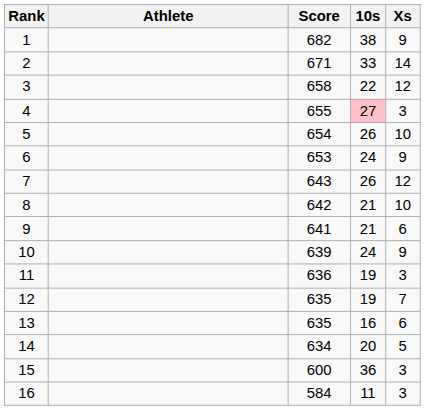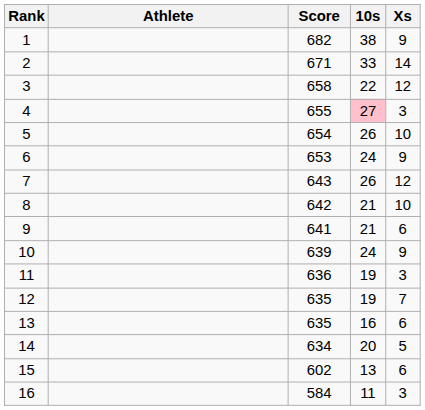(319, 370) 600 -> (319, 370) 602
(368, 370) 36 -> (368, 370) 13
(403, 370) 3 -> (403, 370) 6
